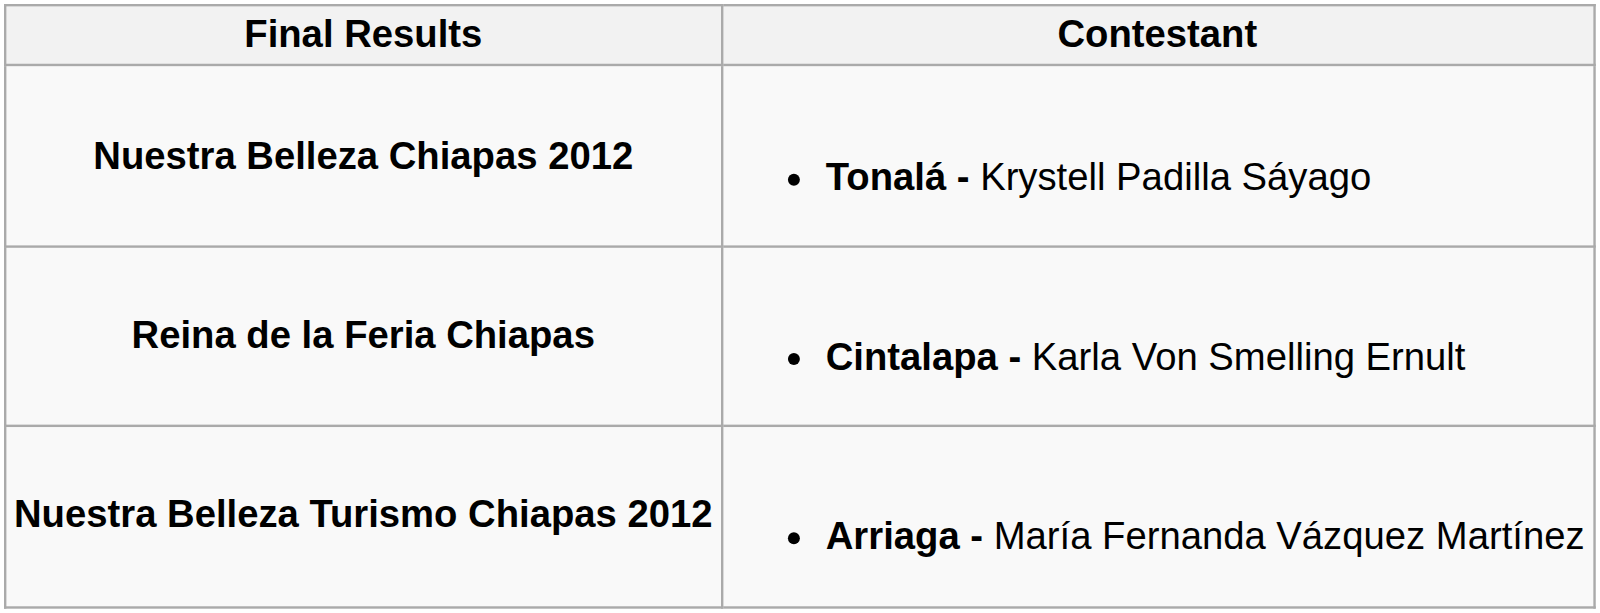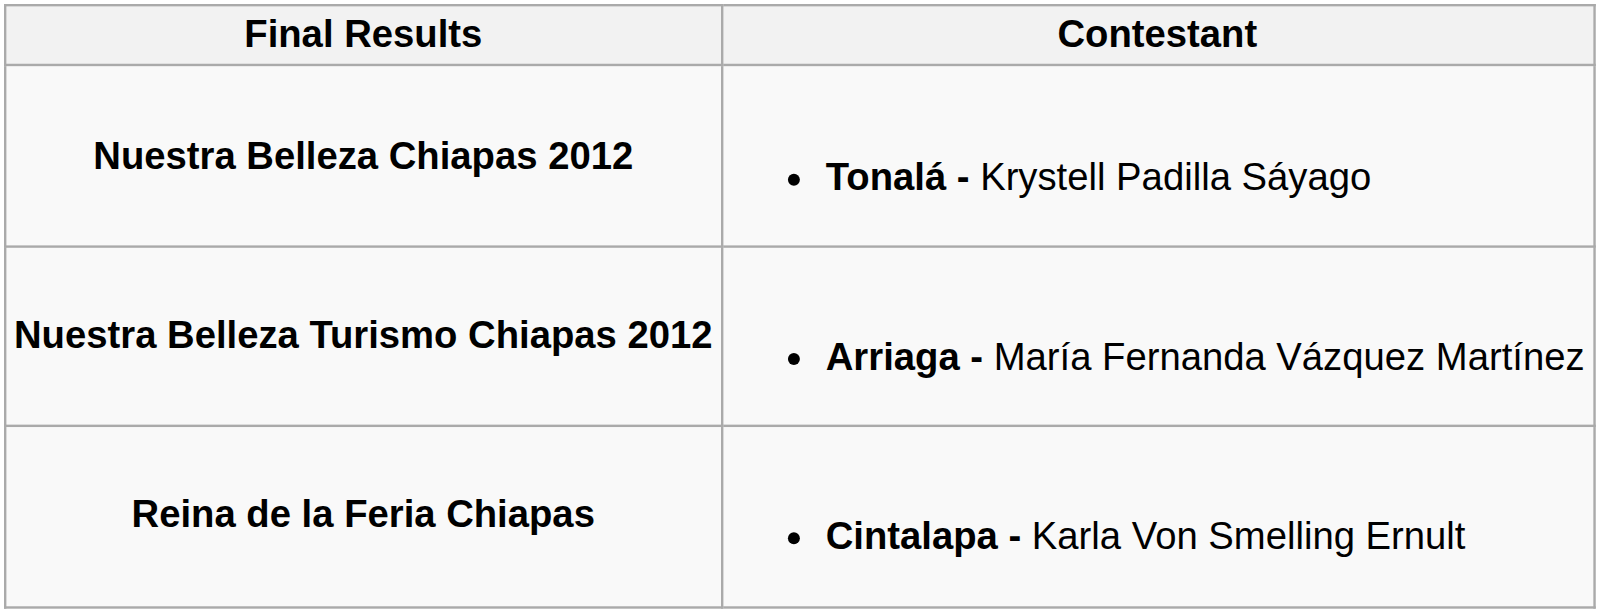rows swapped: (363, 515) <-> (363, 335)
